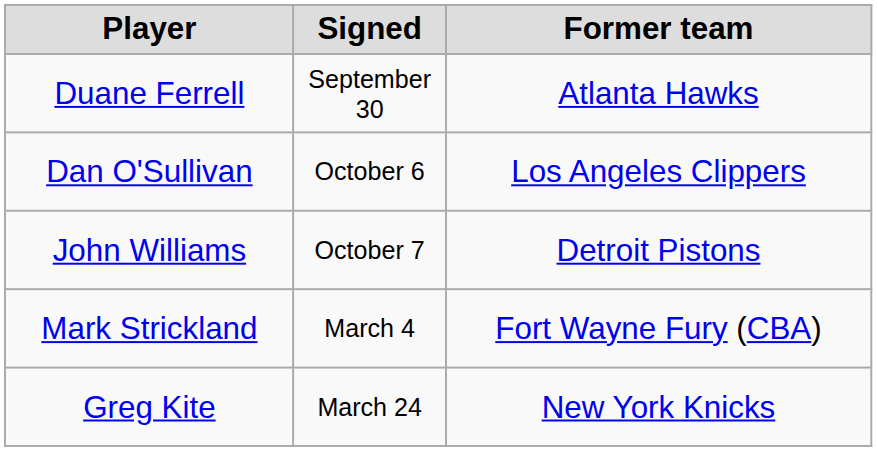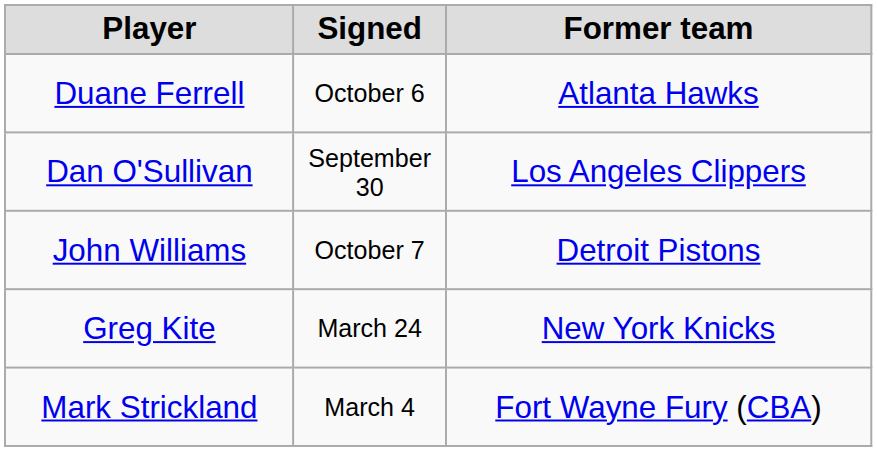(370, 94) September 30 -> (370, 94) October 6
(370, 172) October 6 -> (370, 172) September 30
rows swapped: (149, 328) <-> (149, 407)
